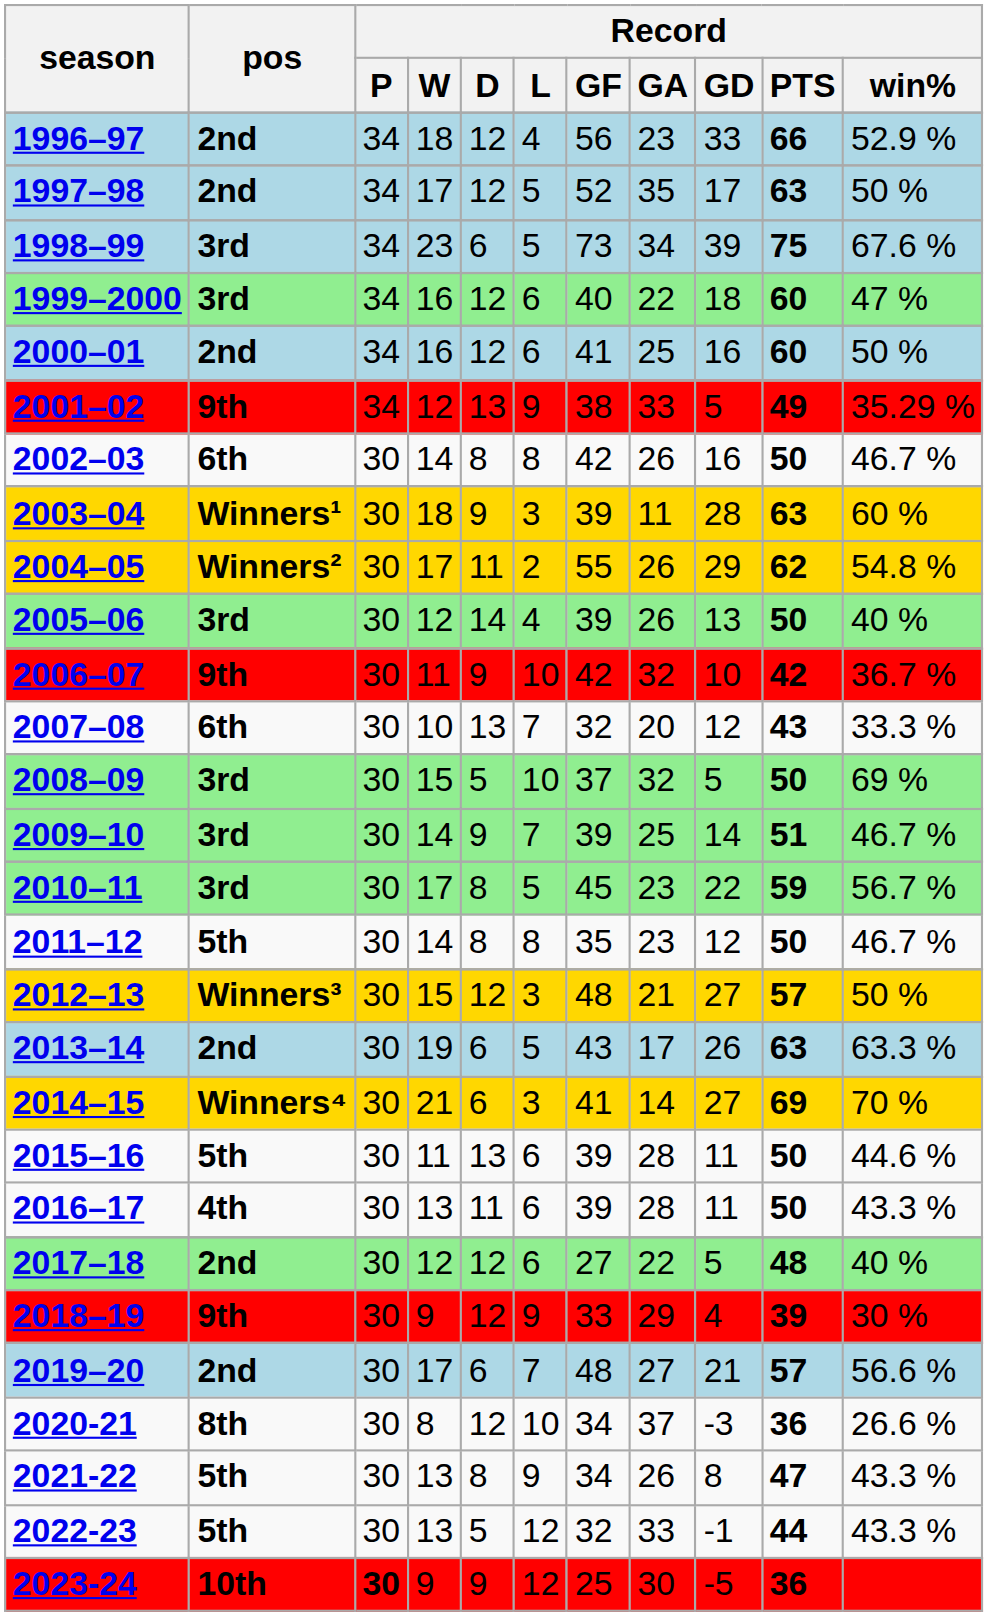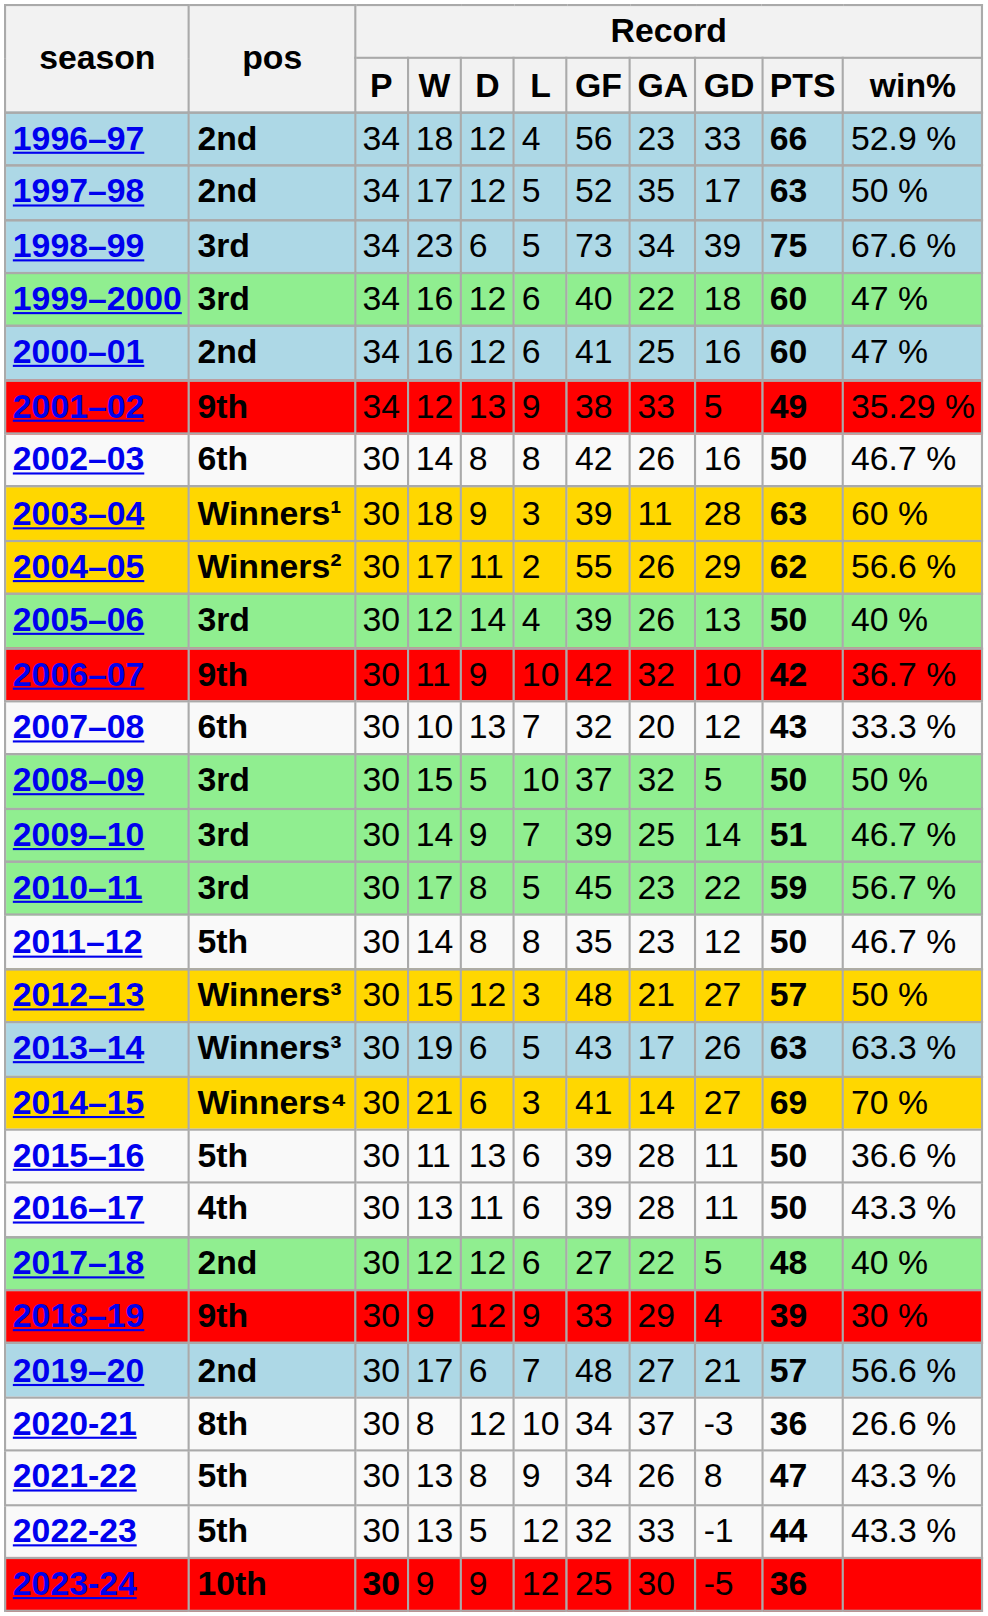(890, 352) 50 % -> (890, 352) 47 %
(904, 566) 54.8 % -> (904, 566) 56.6 %
(890, 780) 69 % -> (890, 780) 50 %
(227, 1048) 2nd -> (269, 1048) Winners³
(904, 1155) 44.6 % -> (904, 1155) 36.6 %
